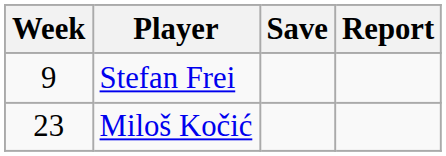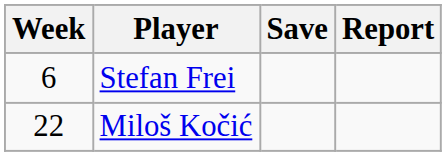(49, 77) 9 -> (49, 77) 6
(49, 126) 23 -> (49, 126) 22
